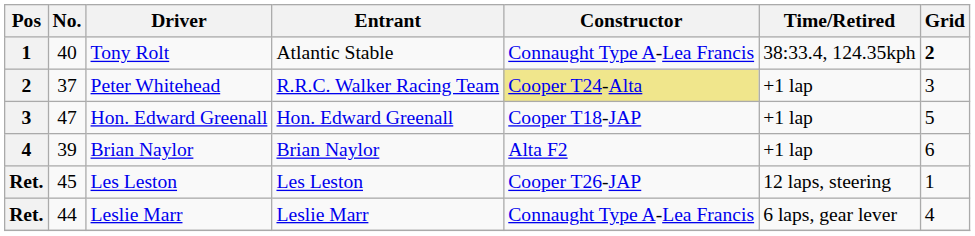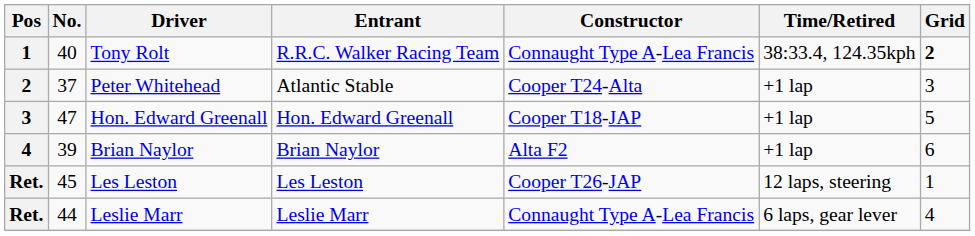(335, 53) Atlantic Stable -> (388, 53) R.R.C. Walker Racing Team
(388, 85) R.R.C. Walker Racing Team -> (335, 85) Atlantic Stable
(575, 85) khaki background -> (575, 85) no background
